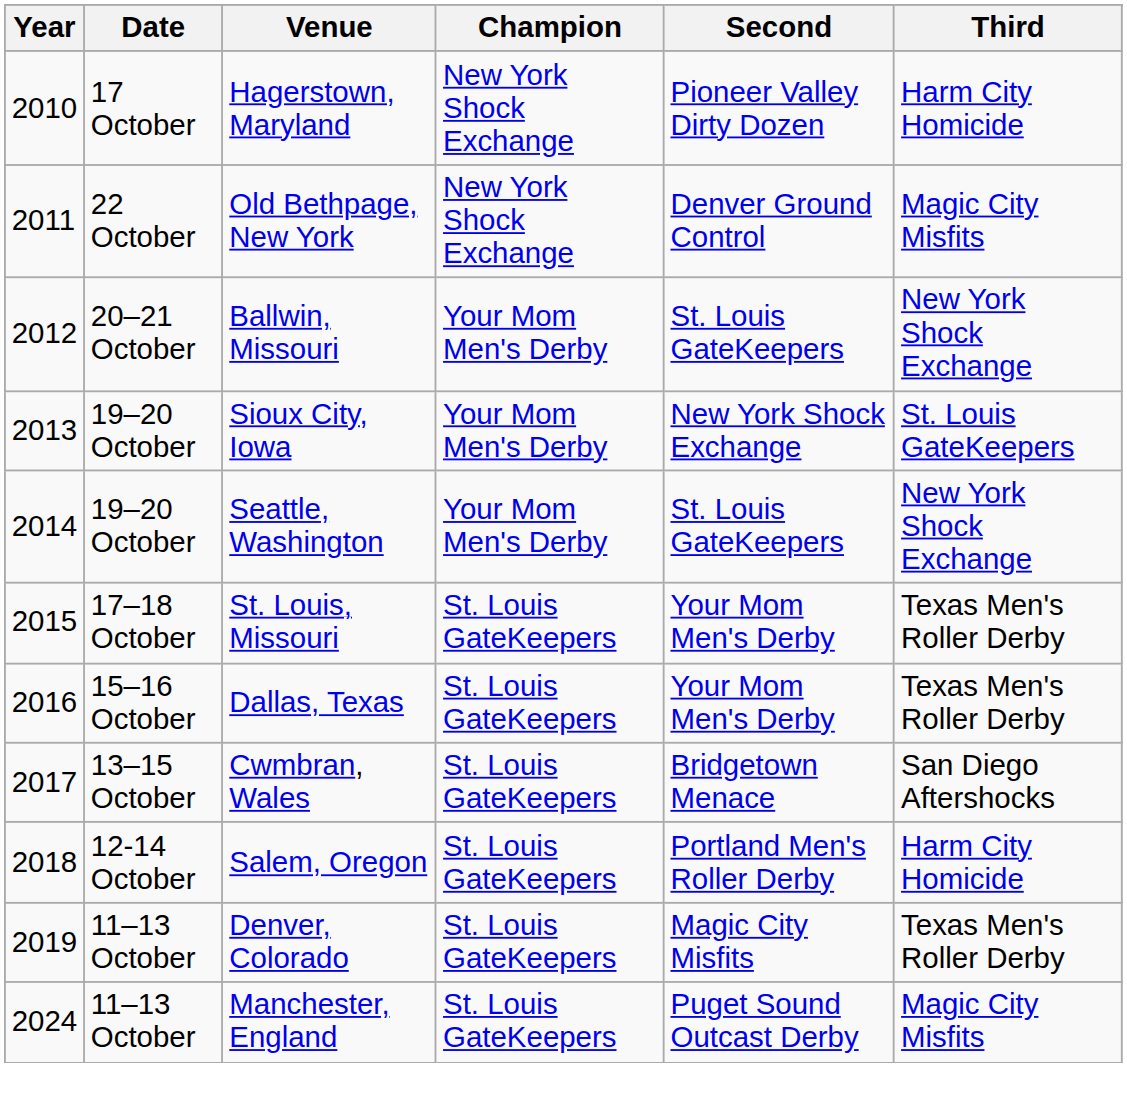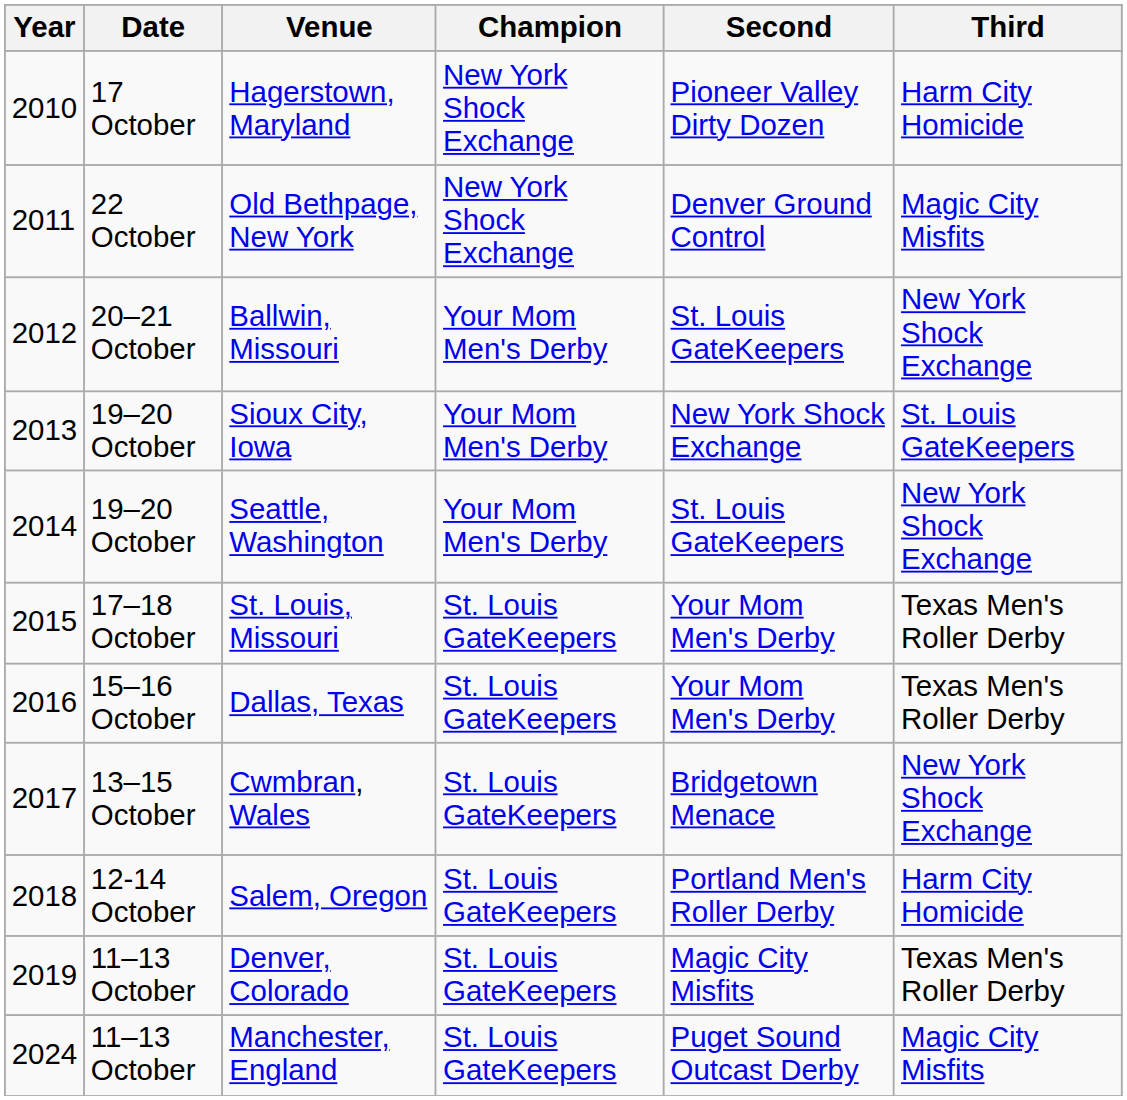(978, 782) San Diego Aftershocks -> (967, 798) New York Shock Exchange
